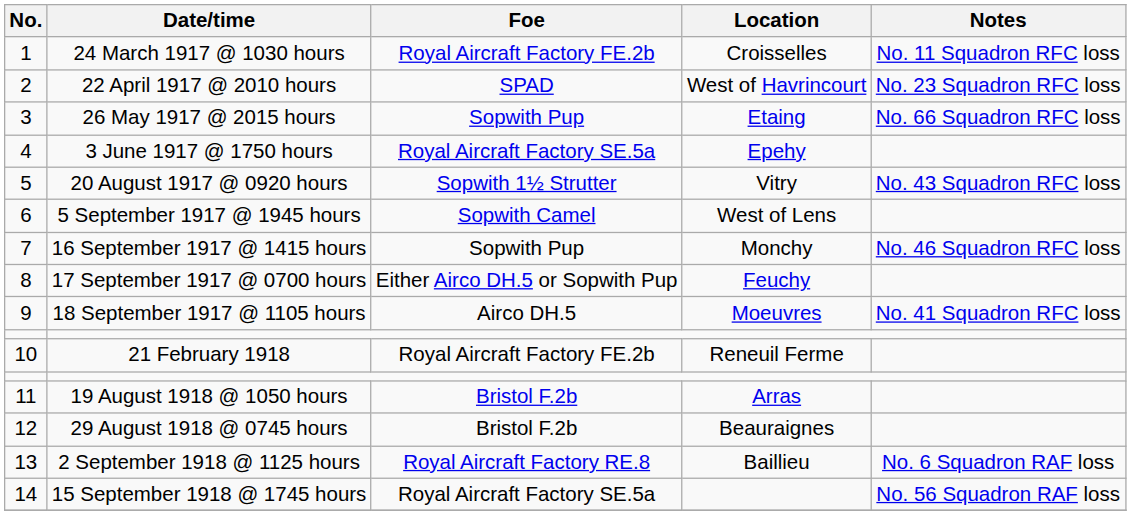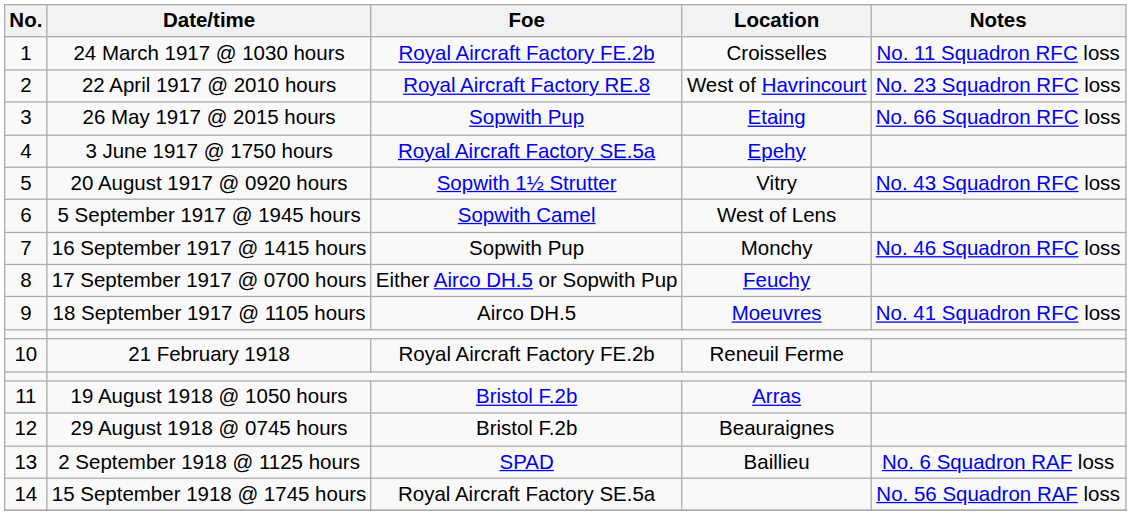(527, 85) SPAD -> (527, 85) Royal Aircraft Factory RE.8
(527, 461) Royal Aircraft Factory RE.8 -> (527, 461) SPAD
